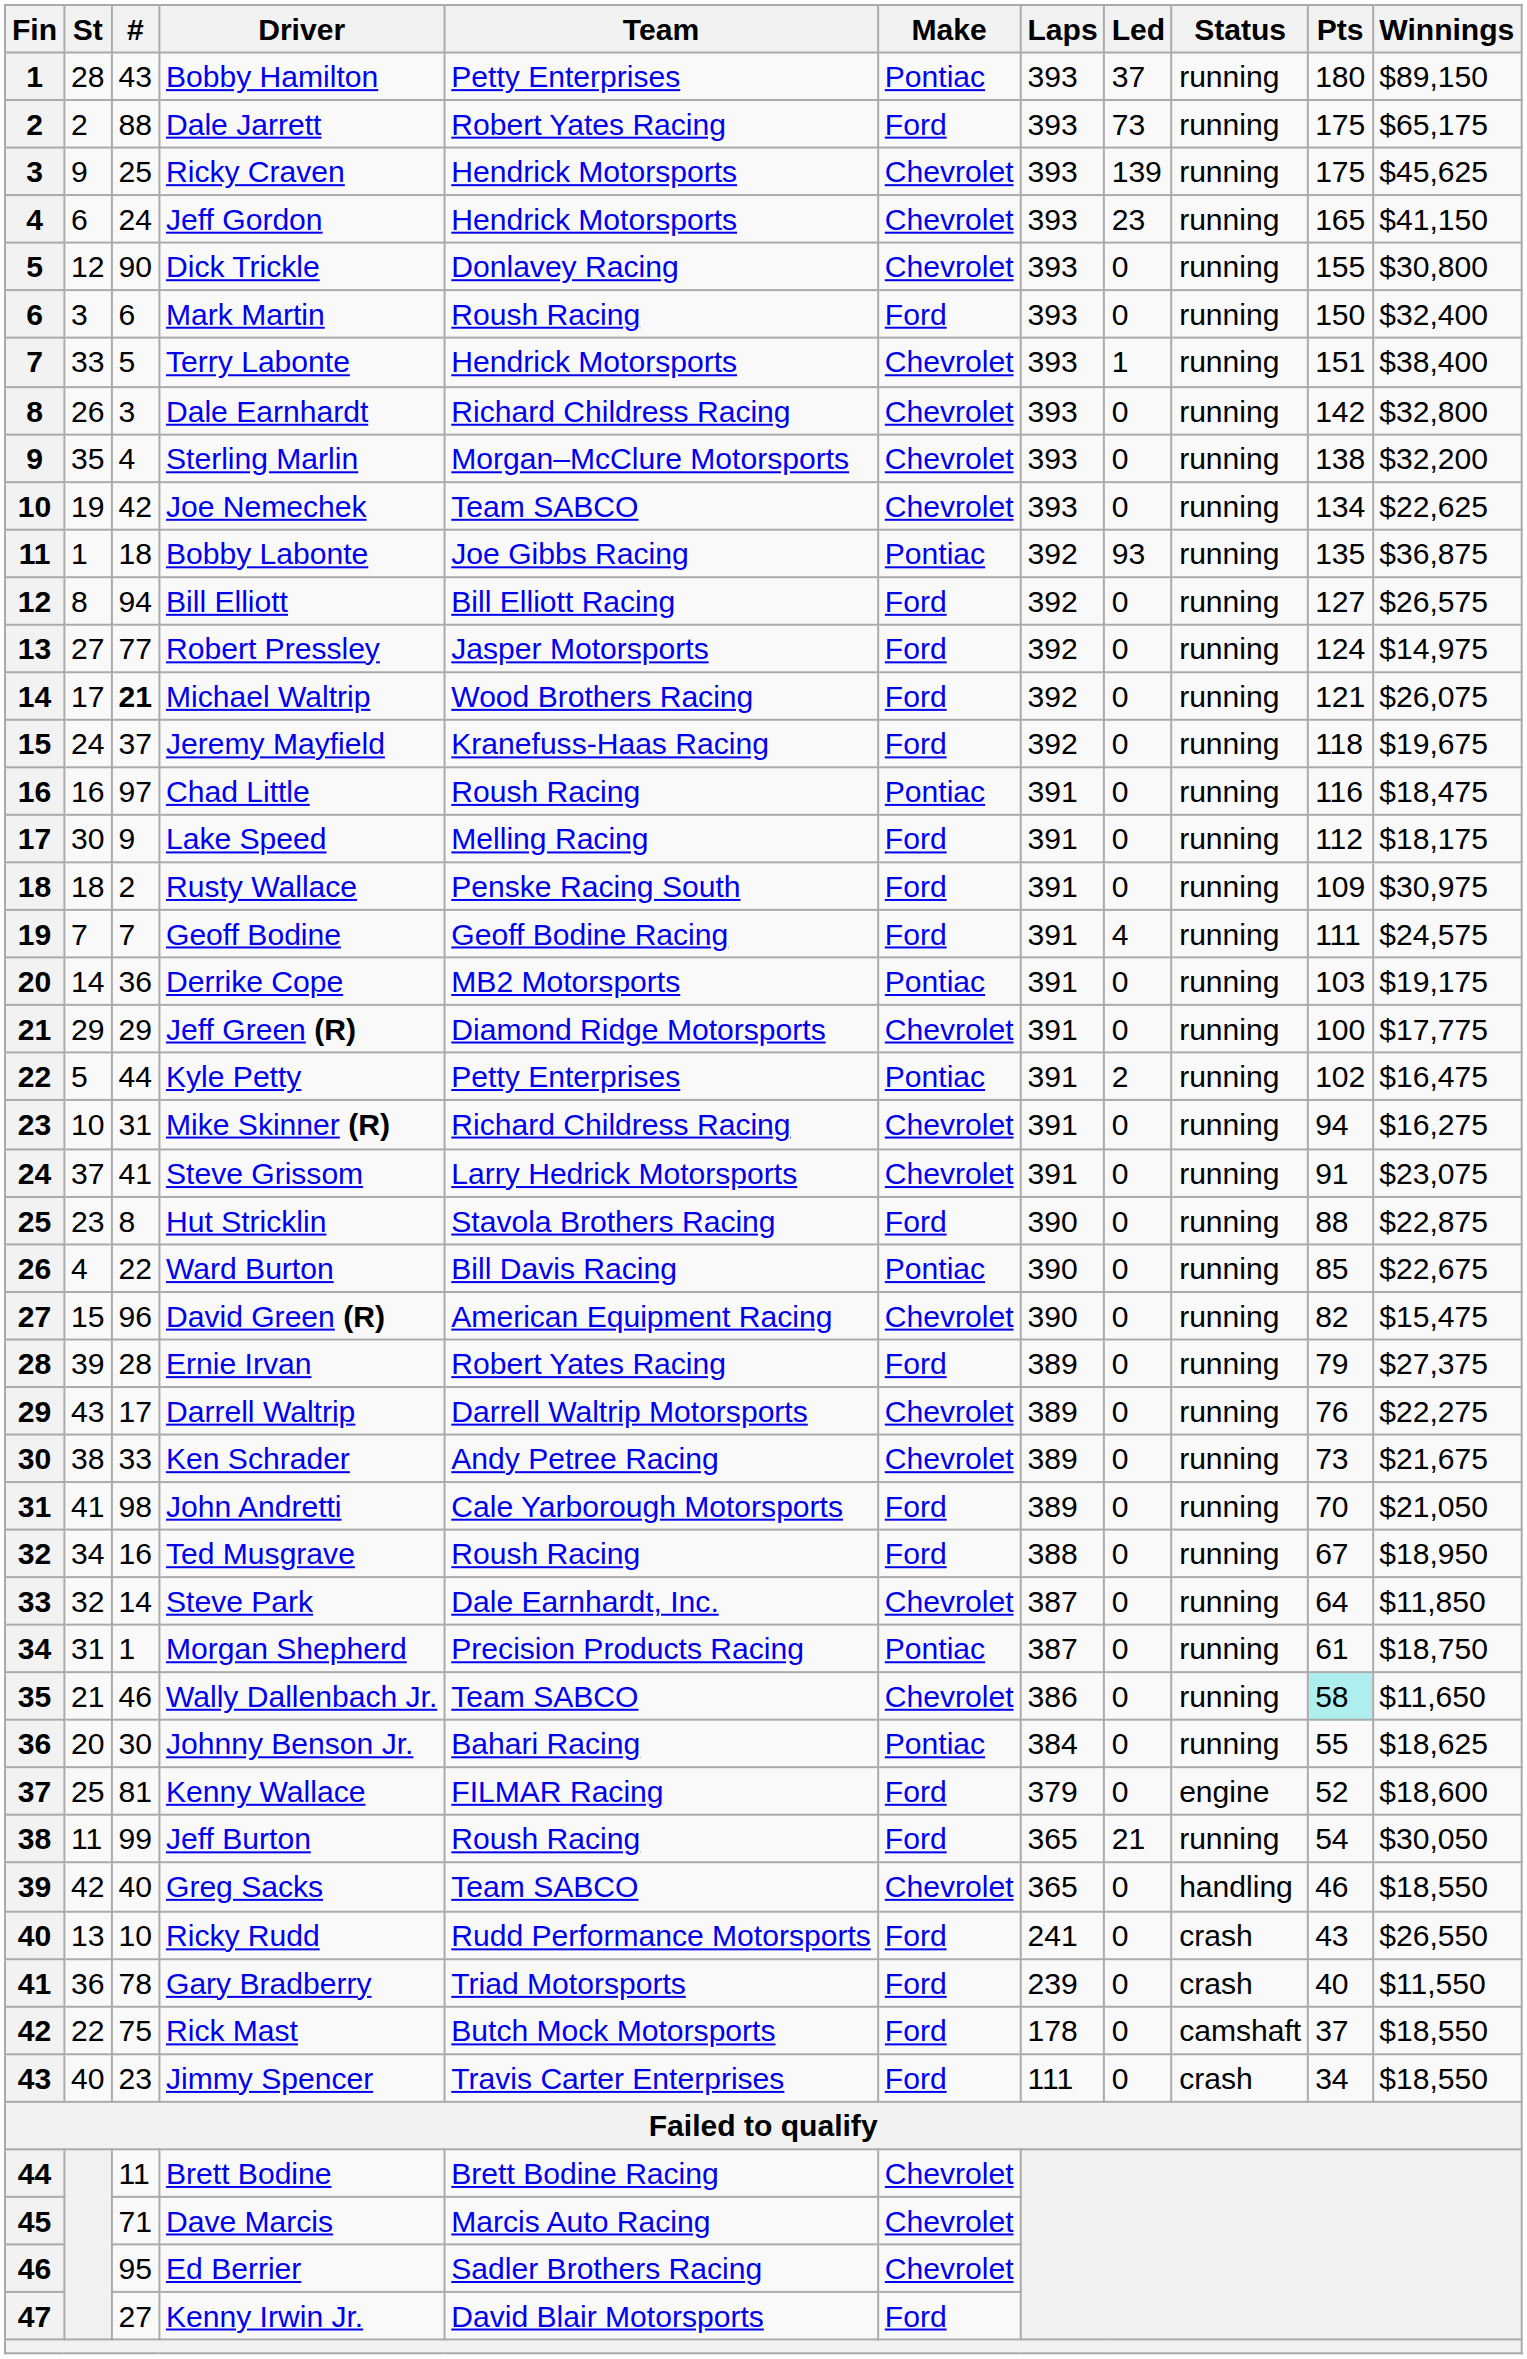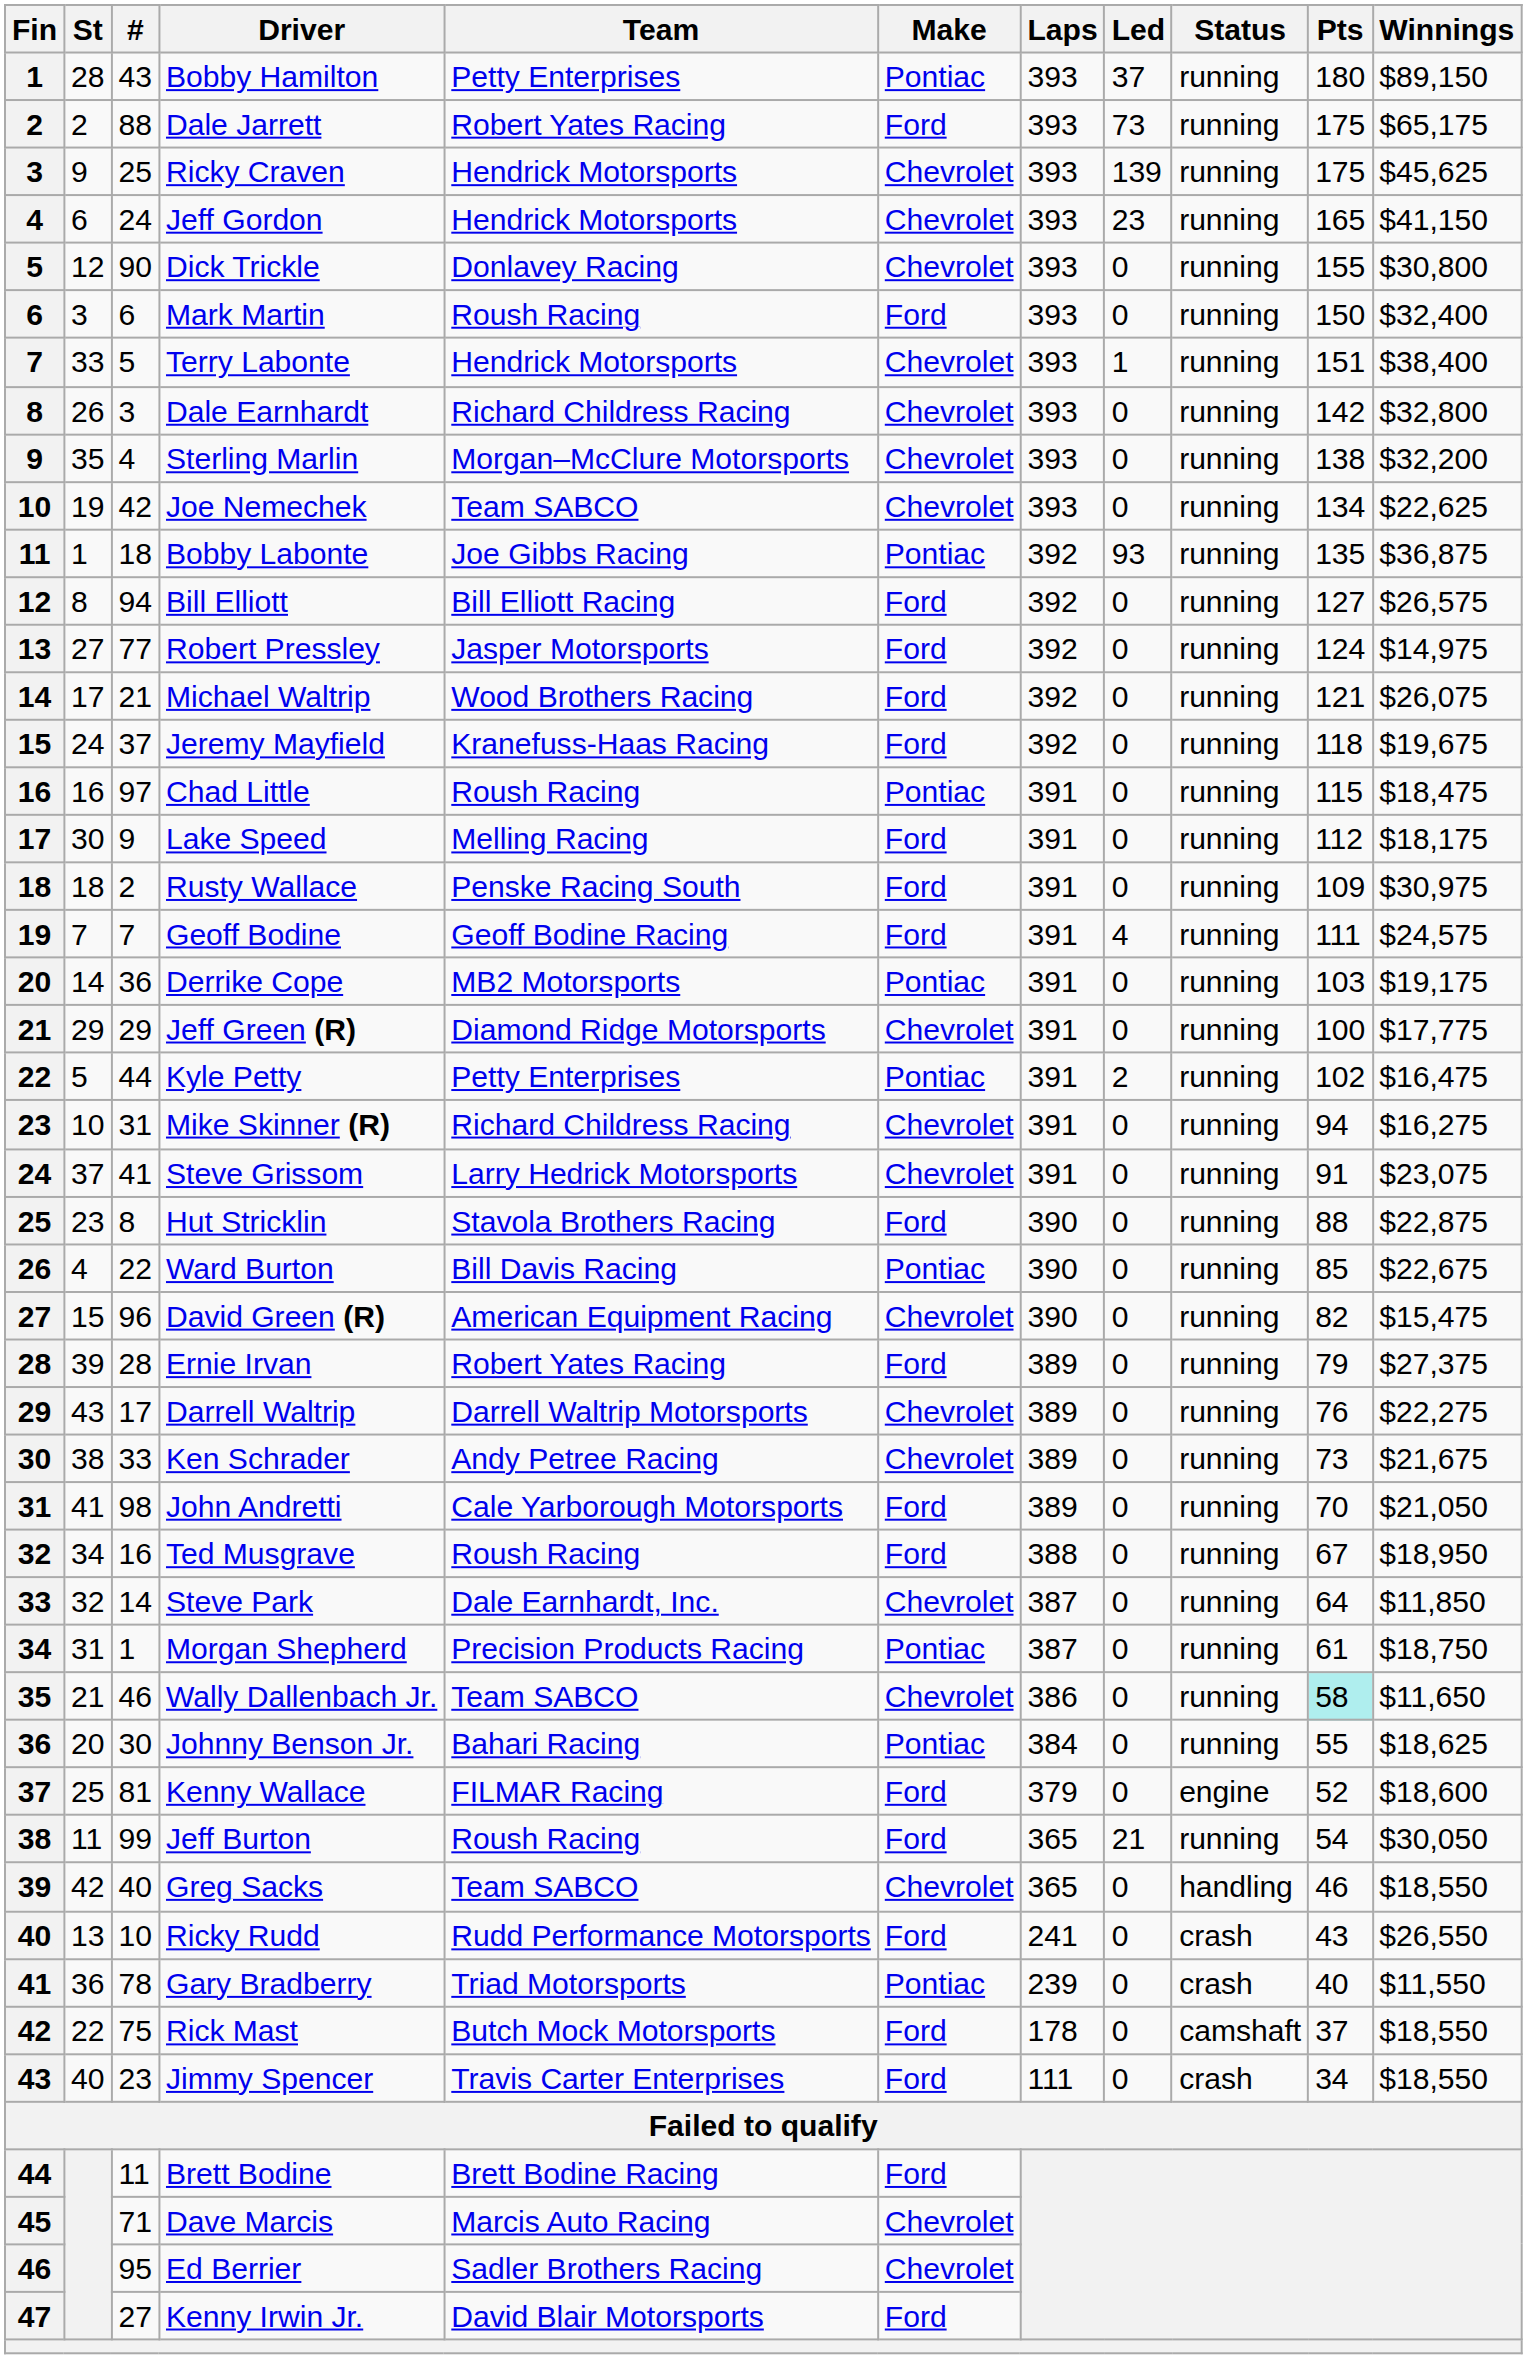(135, 696) bold -> (135, 696) normal
(1339, 791) 116 -> (1339, 791) 115
(916, 1982) Ford -> (935, 1982) Pontiac
(949, 2173) Chevrolet -> (916, 2173) Ford
